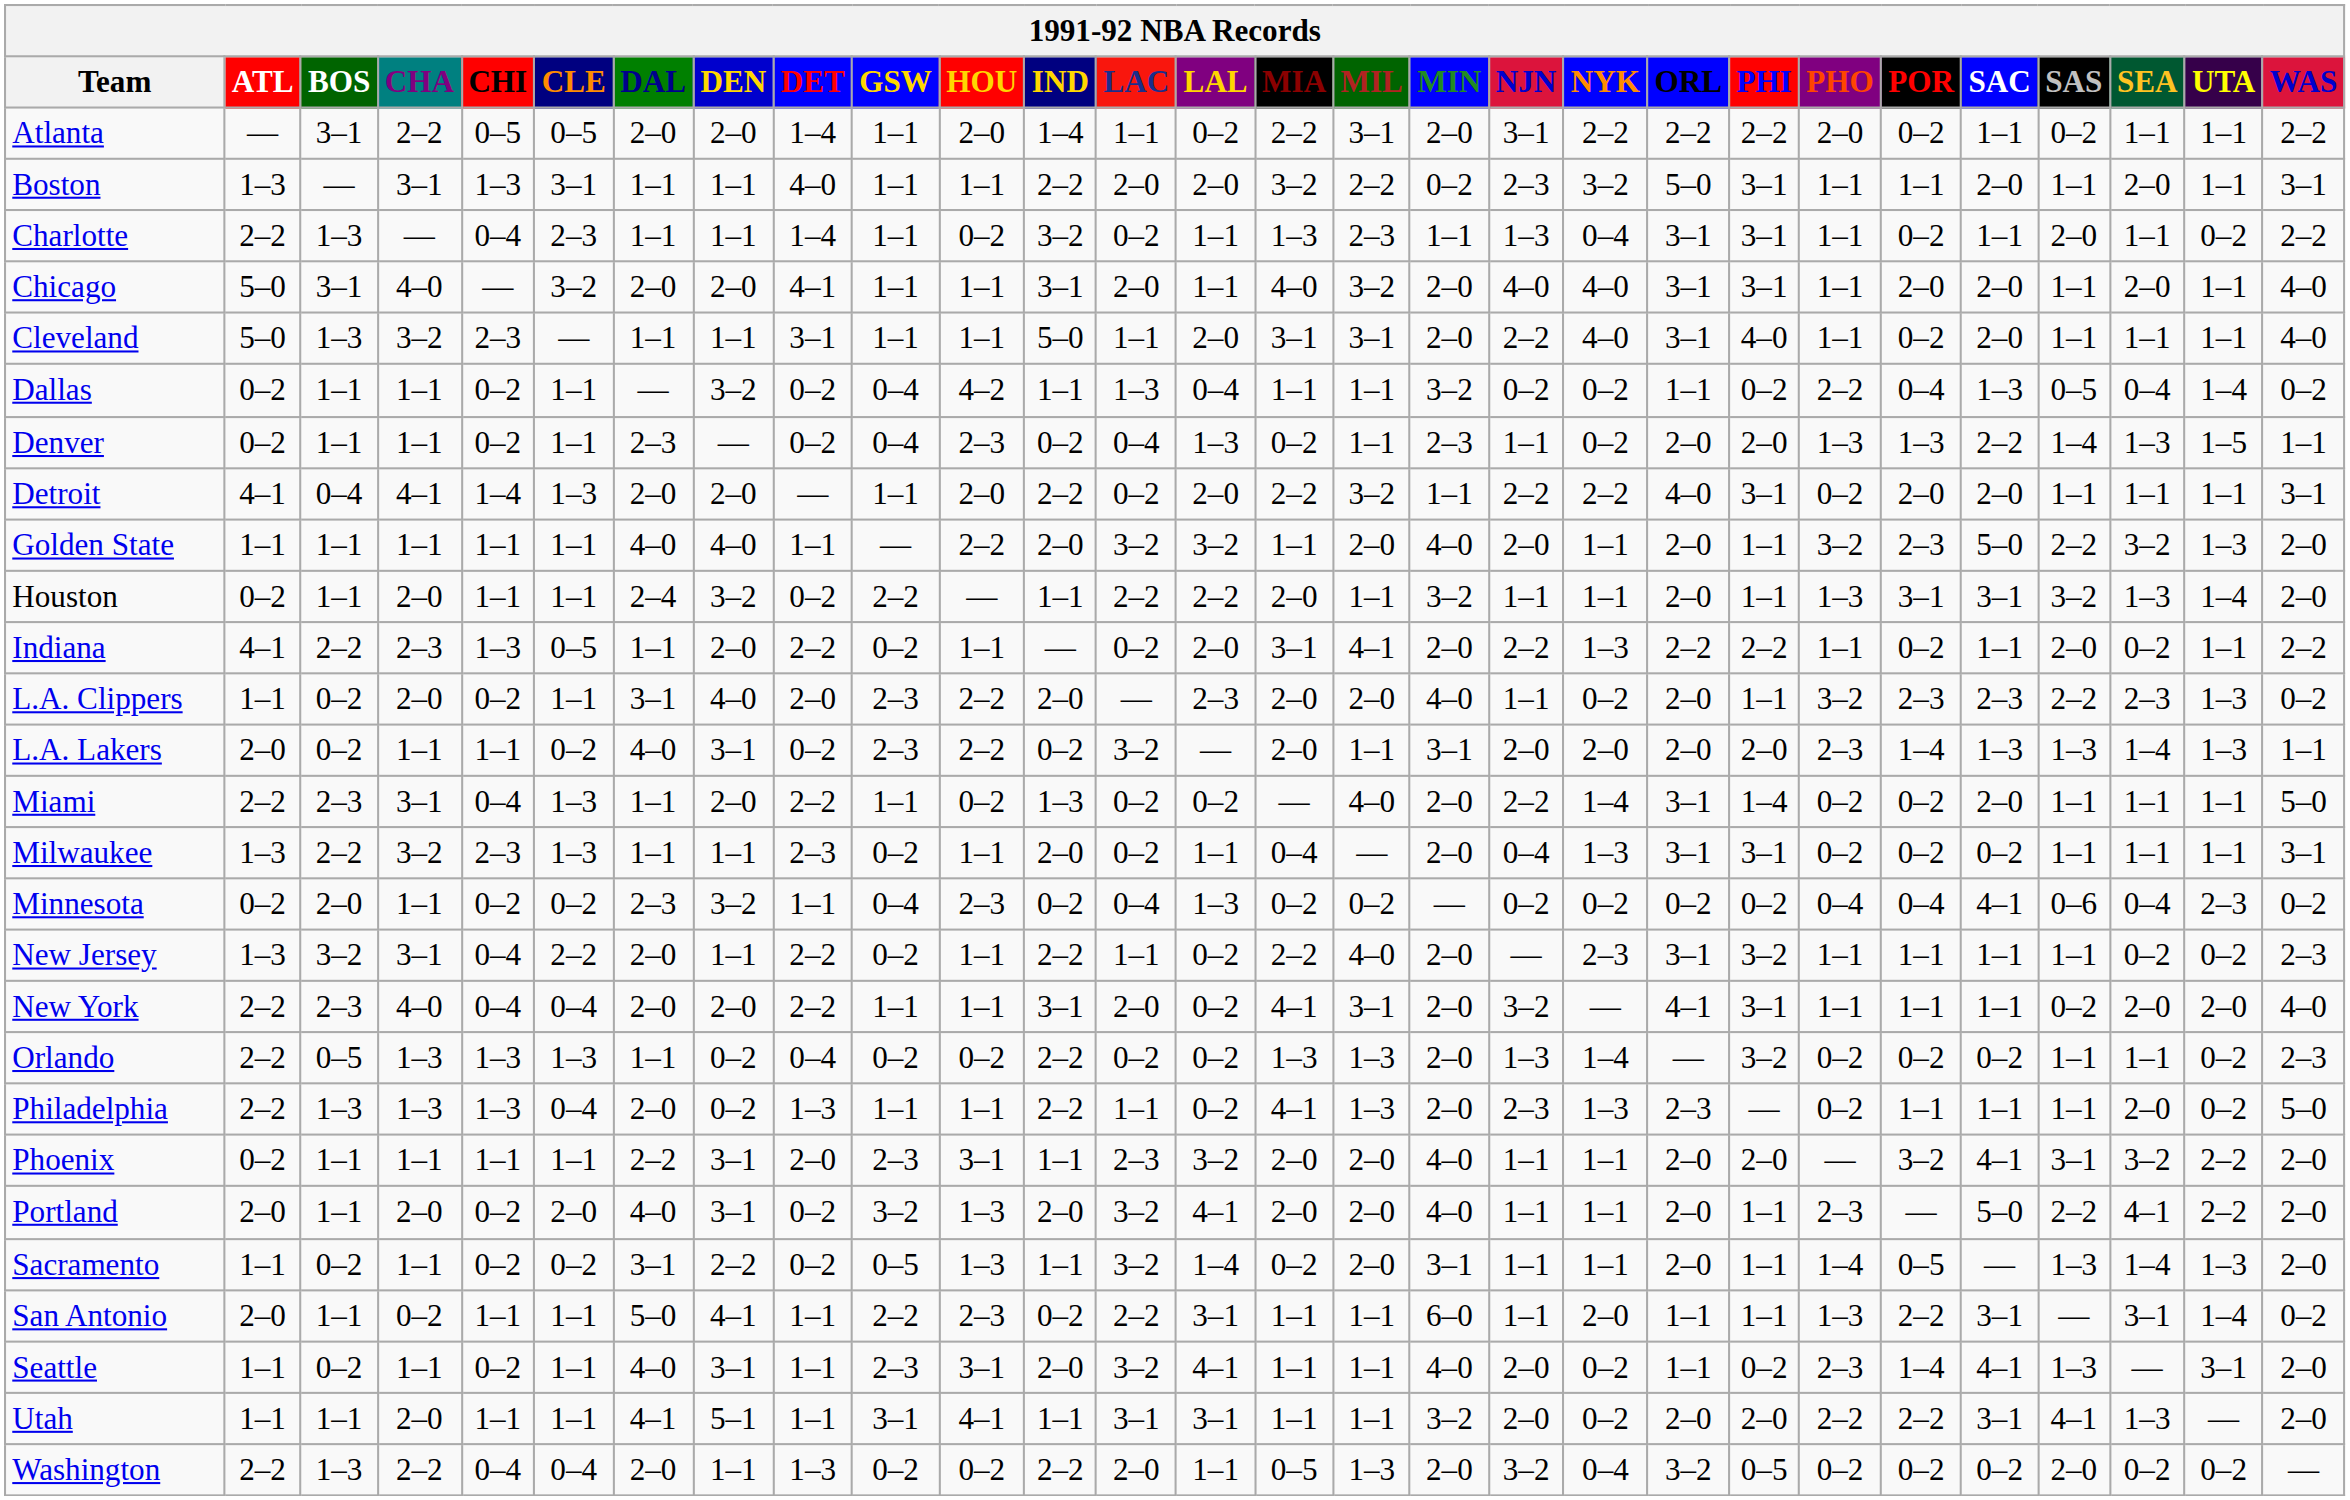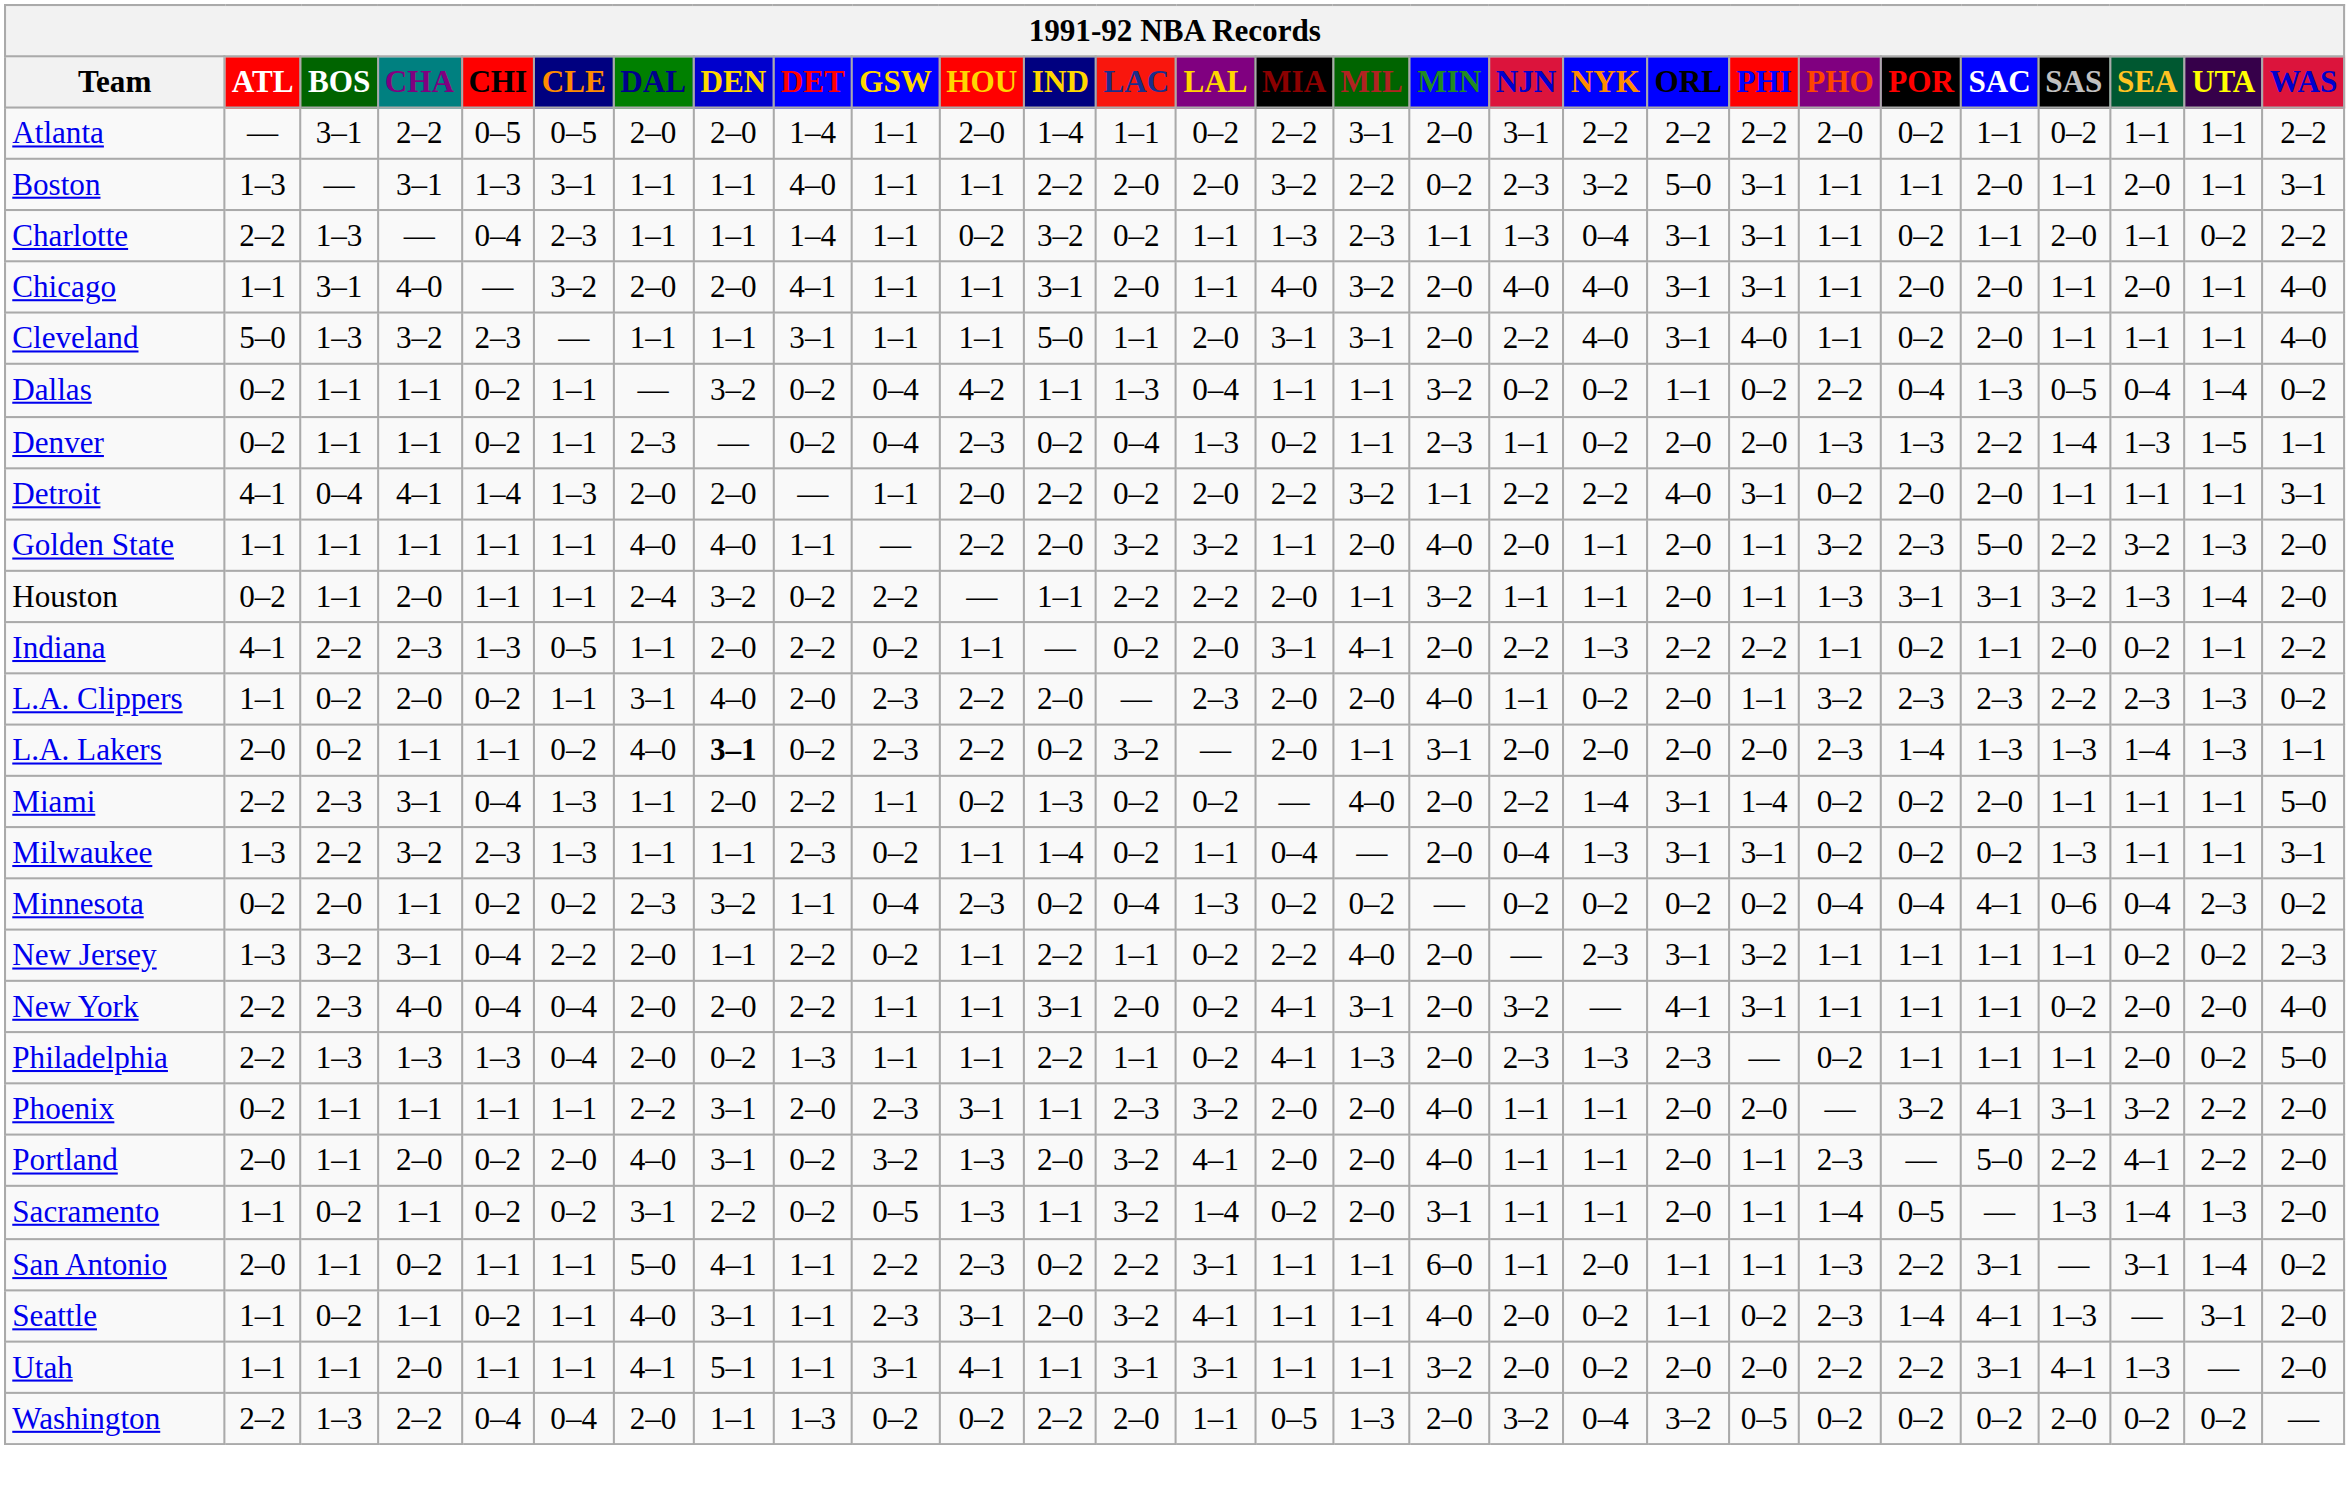(263, 287) 5–0 -> (263, 287) 1–1
(733, 749) normal -> (733, 749) bold
(1060, 852) 2–0 -> (1060, 852) 1–4
(2074, 852) 1–1 -> (2074, 852) 1–3
- row: (63, 1057)
